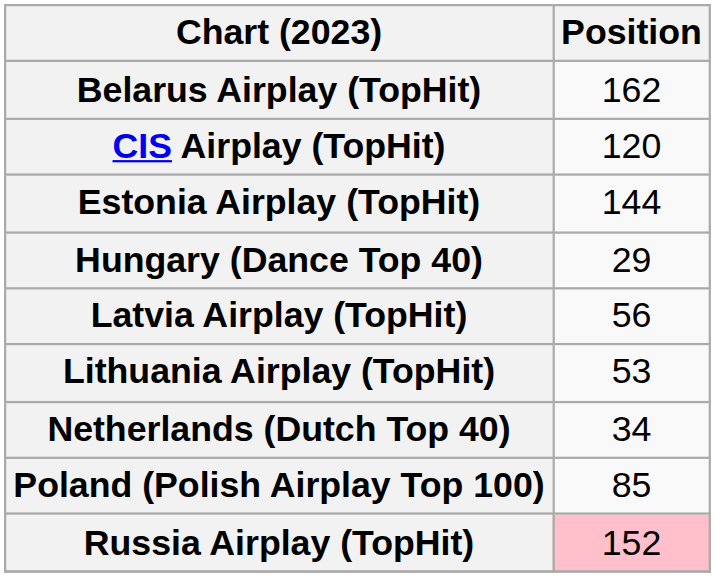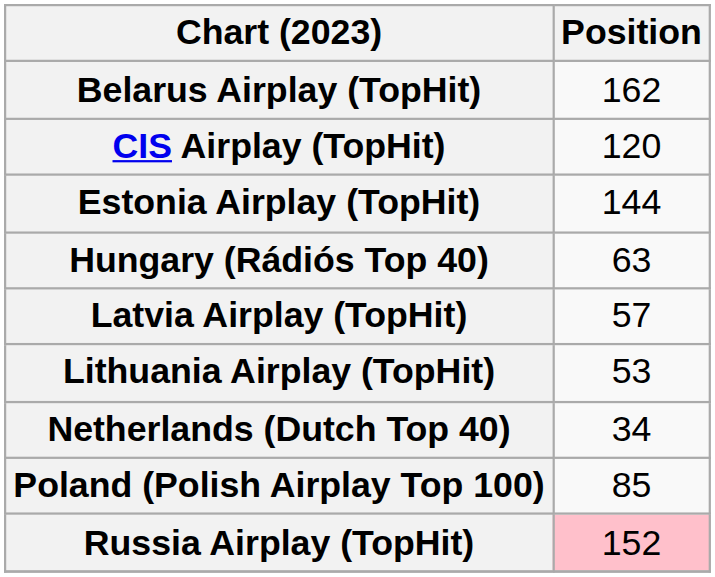- row: (279, 259)
+ row: (279, 259)
(631, 315) 56 -> (631, 315) 57
